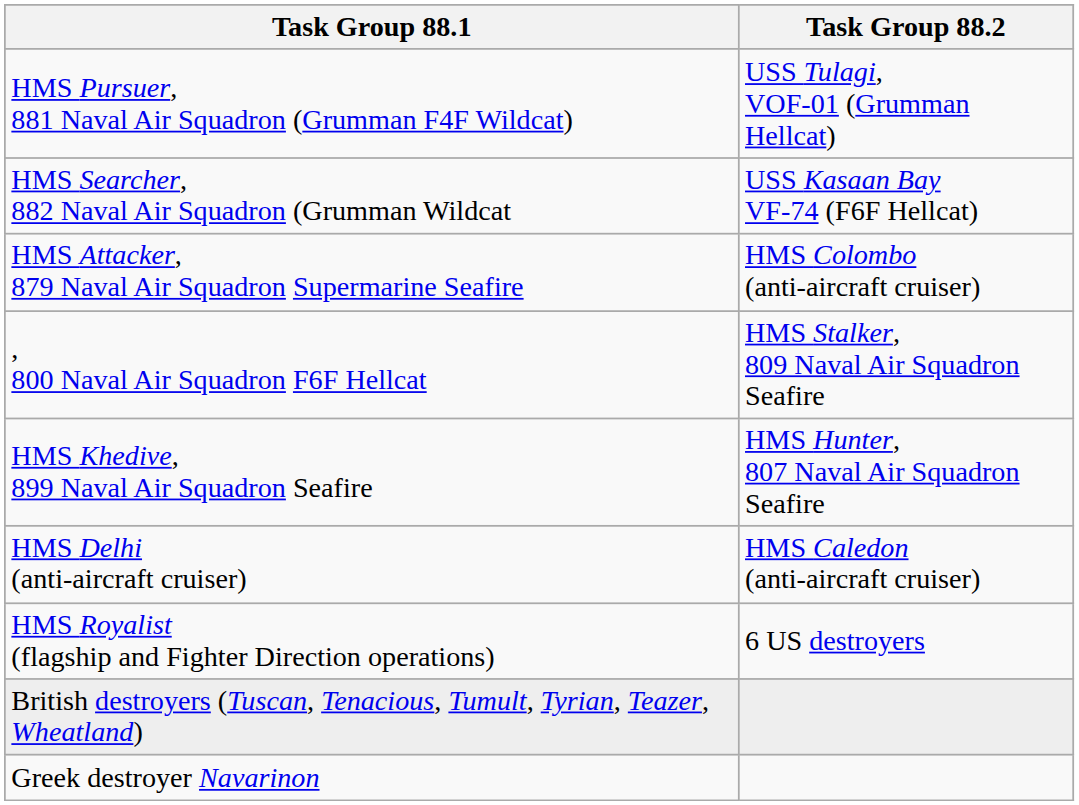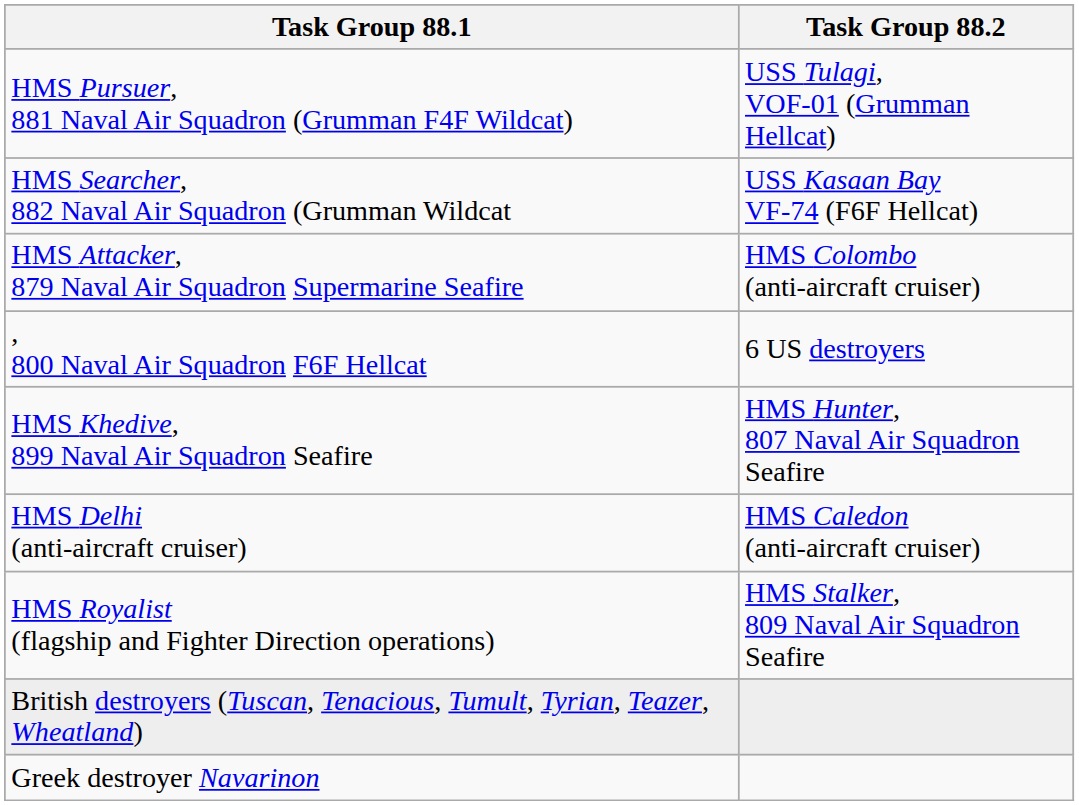(882, 363) HMS Stalker, 809 Naval Air Squadron Seafire -> (835, 348) 6 US destroyers
(835, 640) 6 US destroyers -> (882, 624) HMS Stalker, 809 Naval Air Squadron Seafire
